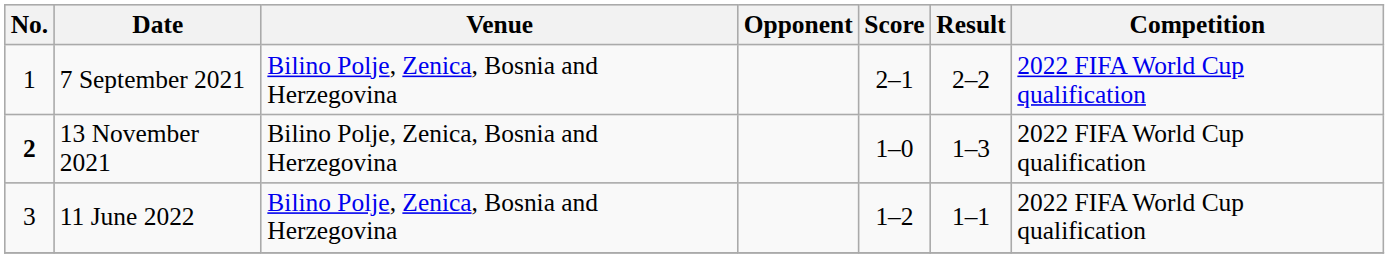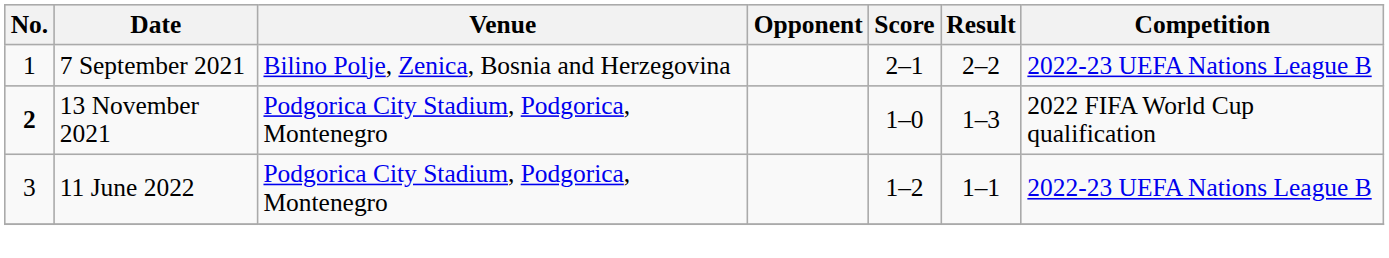(1131, 79) 2022 FIFA World Cup qualification -> (1200, 65) 2022-23 UEFA Nations League B
(433, 148) Bilino Polje, Zenica, Bosnia and Herzegovina -> (447, 119) Podgorica City Stadium, Podgorica, Montenegro
(433, 217) Bilino Polje, Zenica, Bosnia and Herzegovina -> (447, 188) Podgorica City Stadium, Podgorica, Montenegro
(1131, 217) 2022 FIFA World Cup qualification -> (1200, 188) 2022-23 UEFA Nations League B
